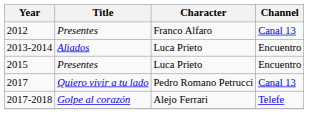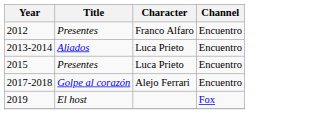(277, 30) Canal 13 -> (220, 30) Encuentro
- row: (17, 82)
(271, 100) Telefe -> (220, 82) Encuentro
+ row: (17, 100)
